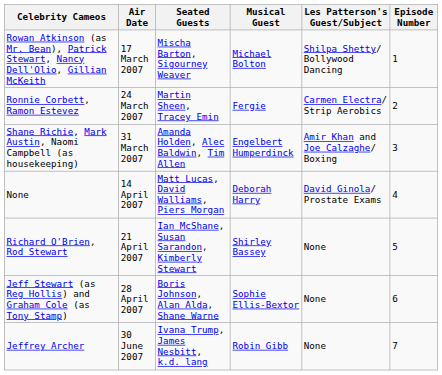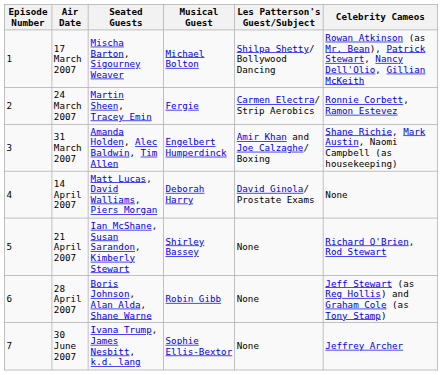columns swapped: (414, 17) <-> (61, 17)
(266, 299) Sophie Ellis-Bextor -> (193, 299) Robin Gibb
(260, 346) Robin Gibb -> (199, 346) Sophie Ellis-Bextor
